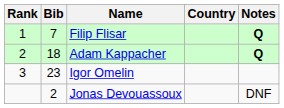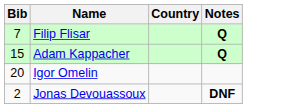- column: (23, 14)
(54, 53) 18 -> (17, 53) 15
(54, 73) 23 -> (17, 73) 20
(258, 93) normal -> (222, 93) bold
